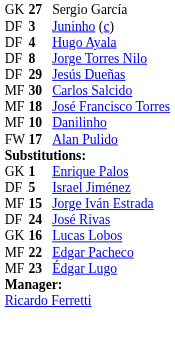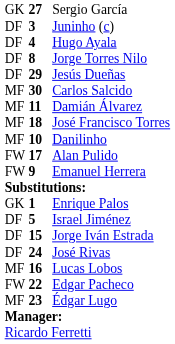+ row: (97, 106)
+ row: (99, 171)
(15, 203) MF -> (13, 236) DF
(15, 236) GK -> (15, 268) MF
(15, 252) MF -> (15, 284) FW
